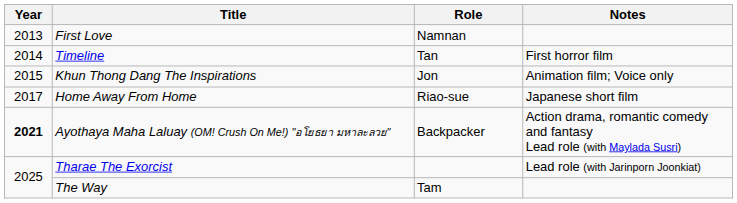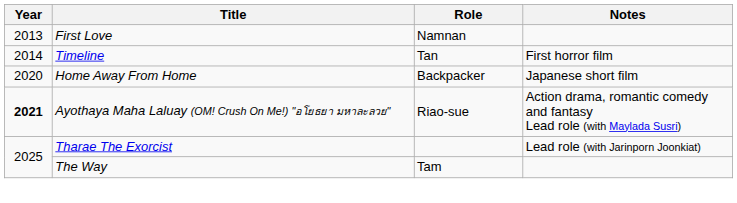- row: (156, 76)
(28, 96) 2017 -> (28, 76) 2020
(443, 96) Riao-sue -> (451, 76) Backpacker
(451, 132) Backpacker -> (443, 111) Riao-sue
